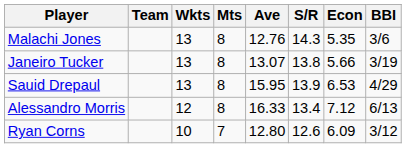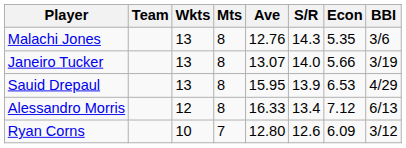(306, 62) 13.8 -> (306, 62) 14.0
